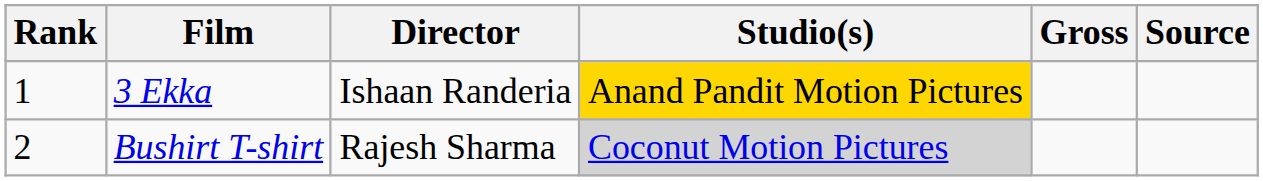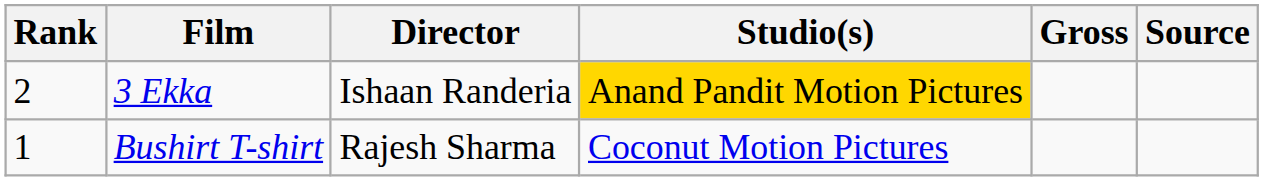(22, 89) 1 -> (22, 89) 2
(22, 146) 2 -> (22, 146) 1
(768, 146) lightgrey background -> (768, 146) no background
